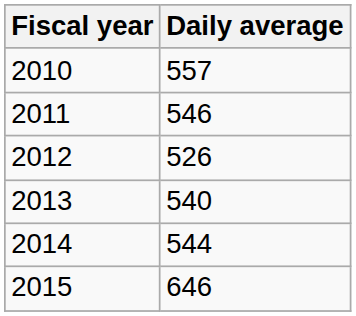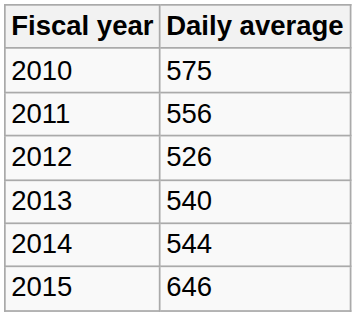(189, 69) 557 -> (189, 69) 575
(189, 113) 546 -> (189, 113) 556
